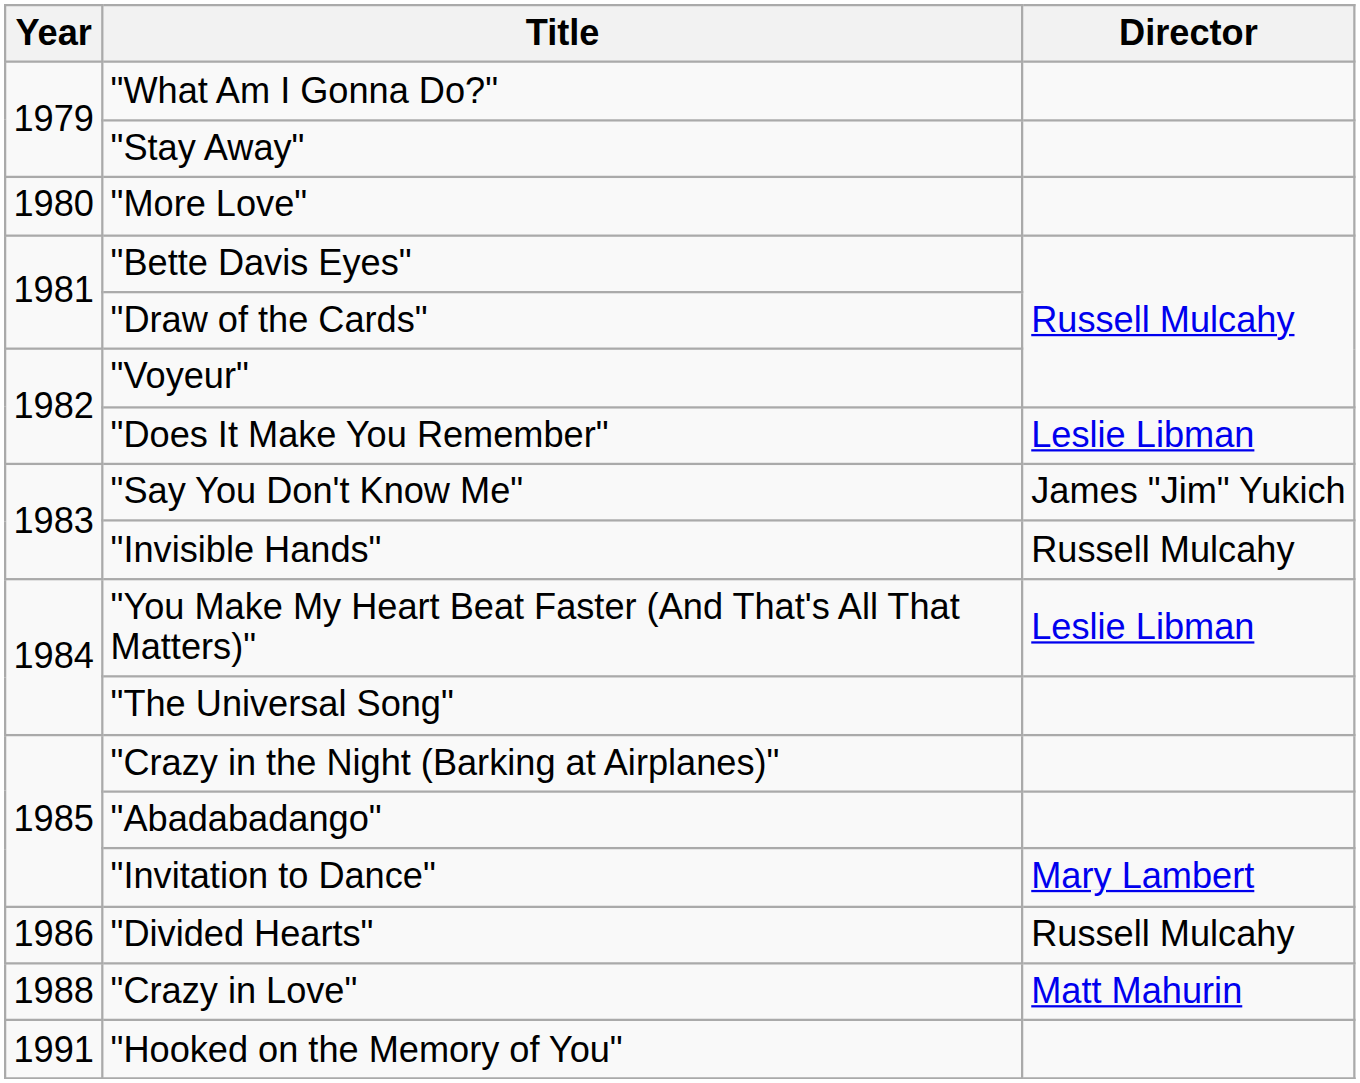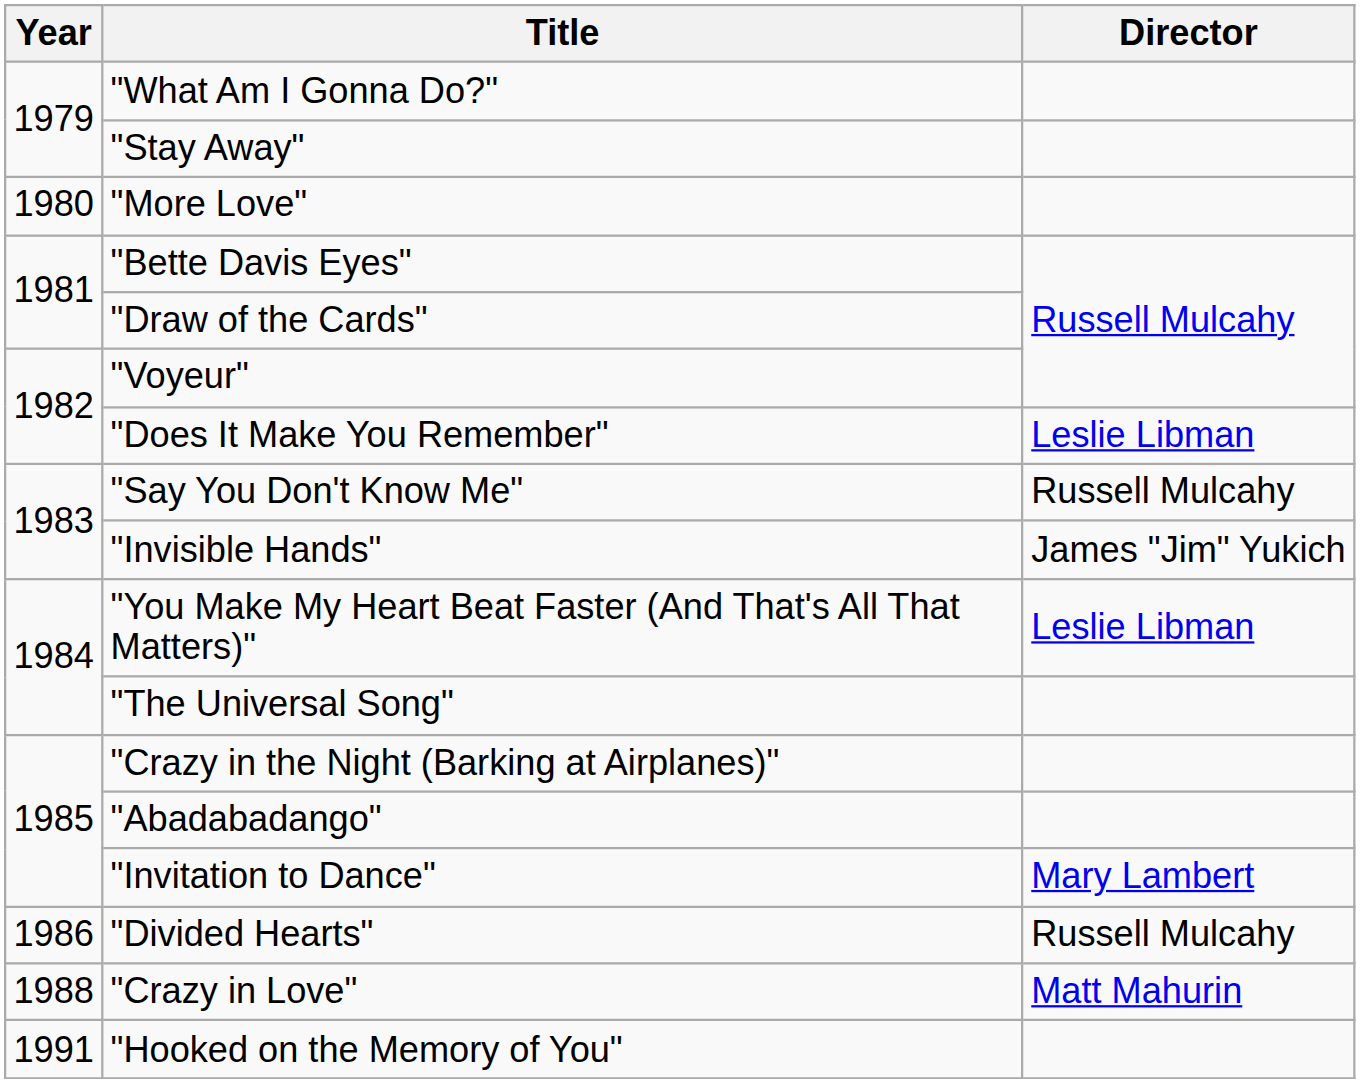(1188, 491) James "Jim" Yukich -> (1163, 491) Russell Mulcahy
(1163, 549) Russell Mulcahy -> (1188, 549) James "Jim" Yukich
